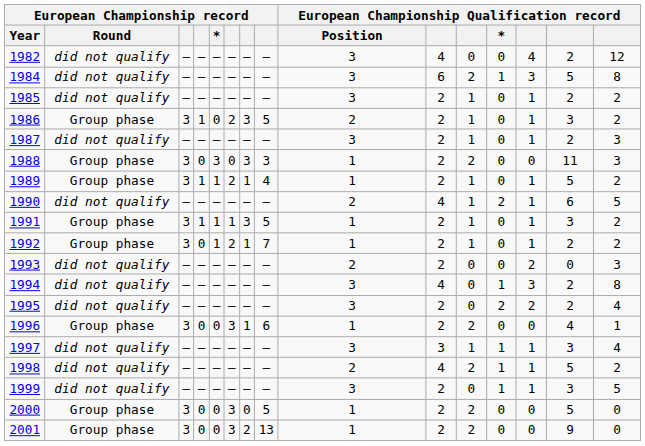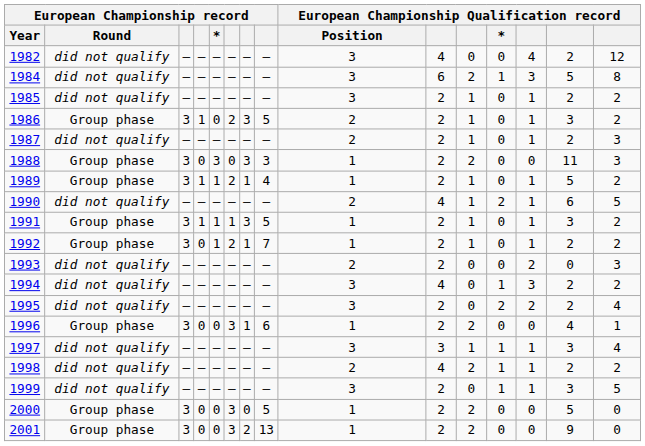(352, 139) 3 -> (352, 139) 2
(617, 285) 8 -> (617, 285) 2
(570, 368) 5 -> (570, 368) 2
